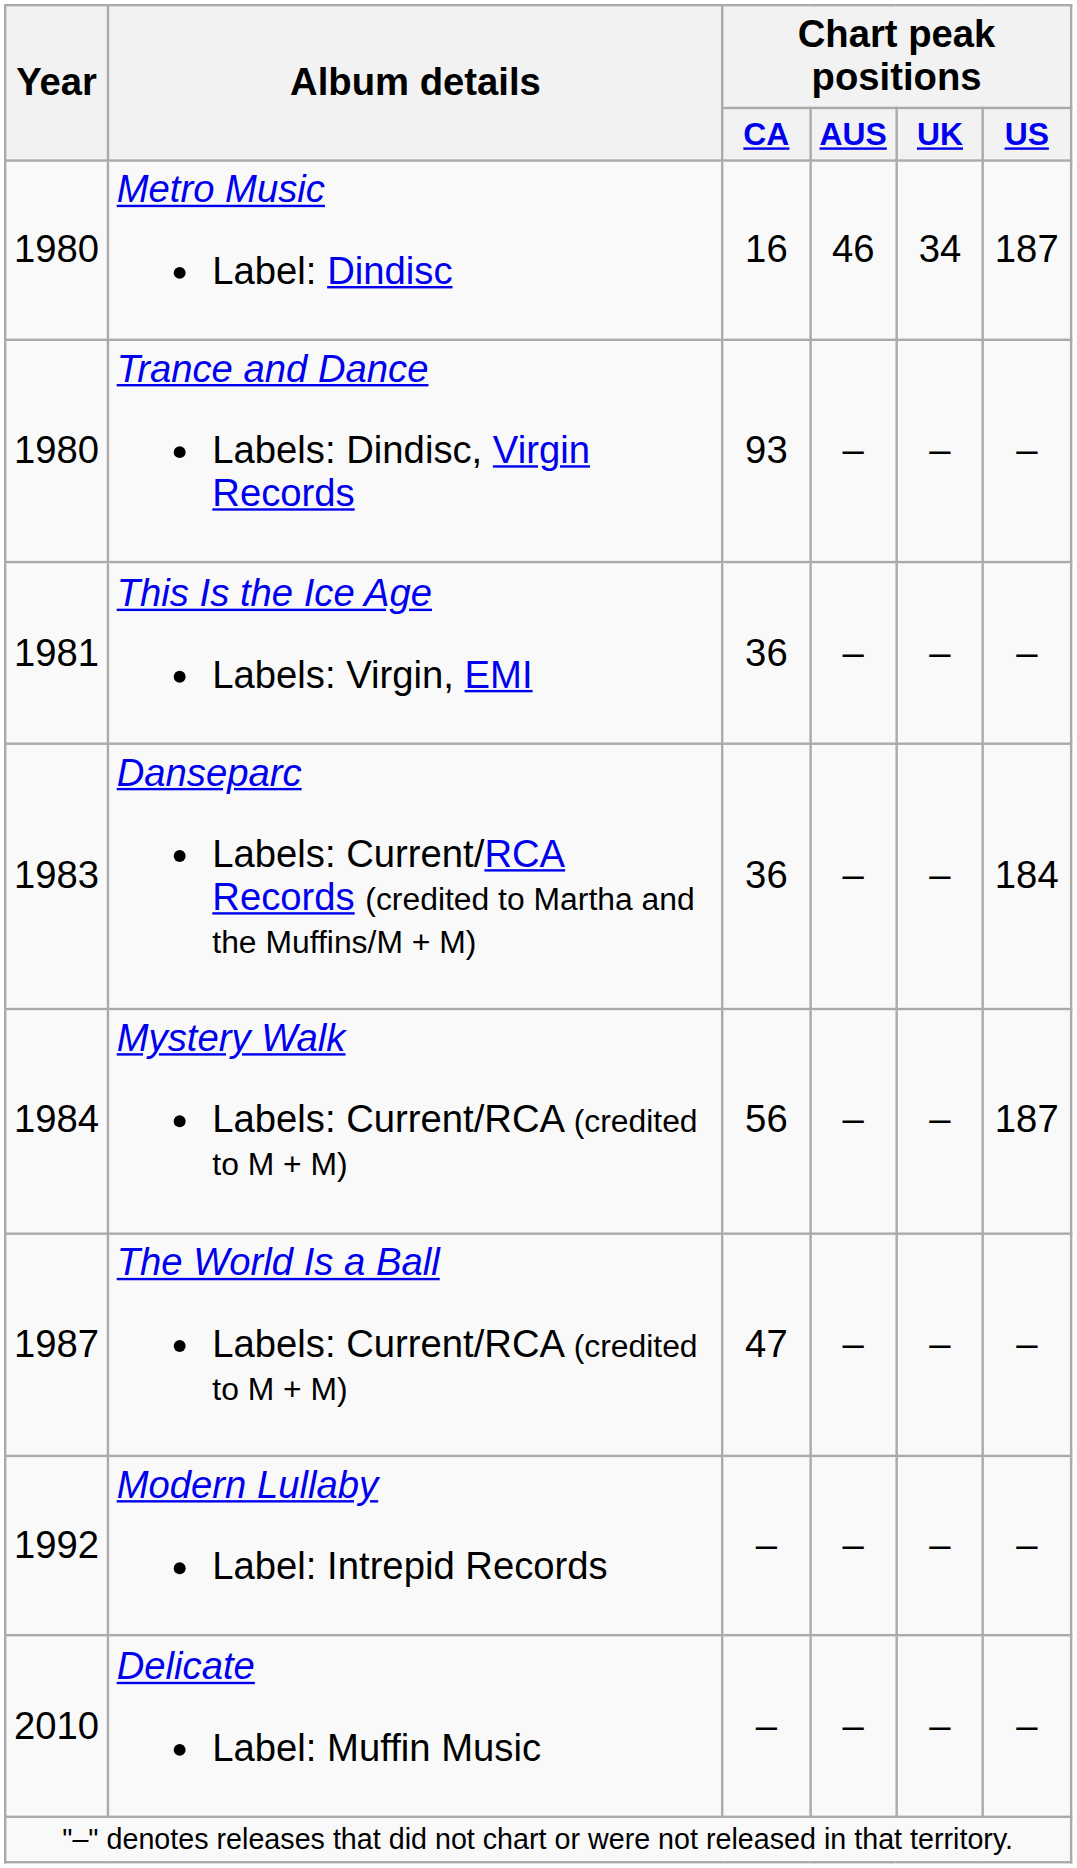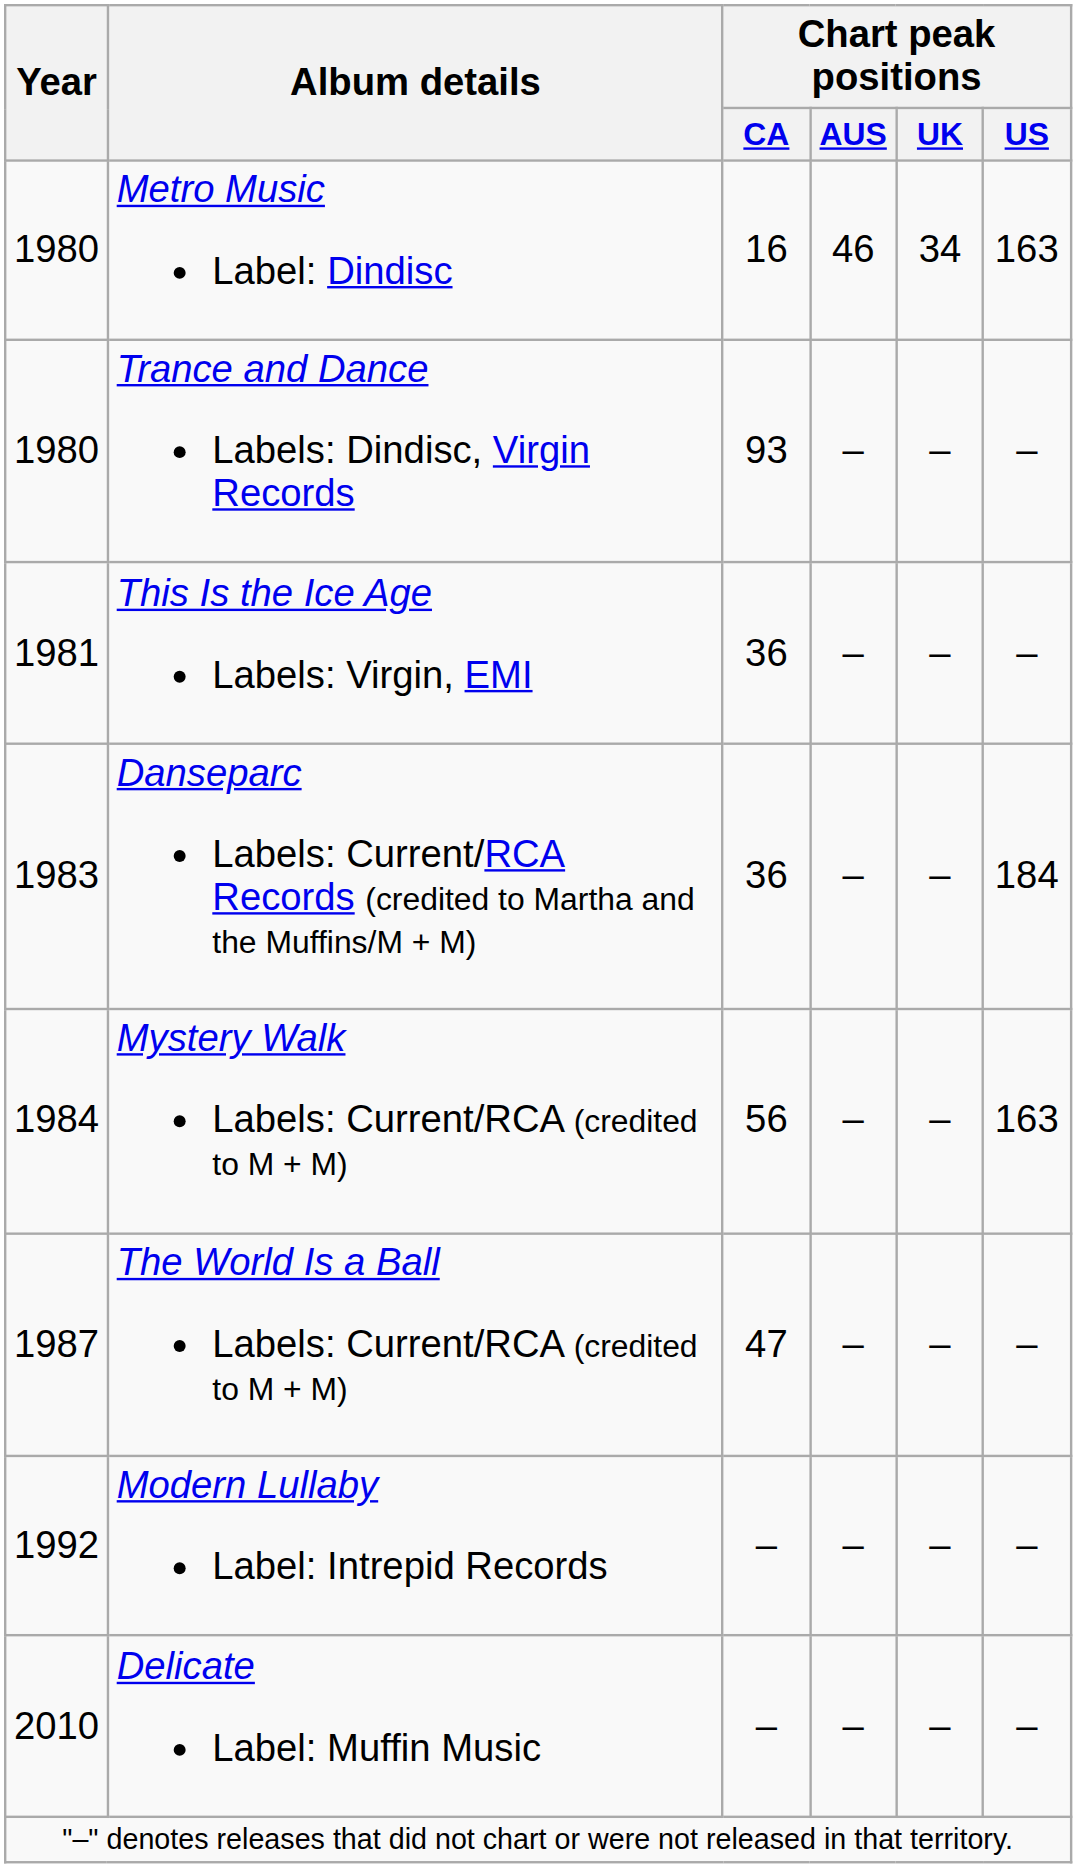(1027, 249) 187 -> (1027, 249) 163
(1027, 1120) 187 -> (1027, 1120) 163
